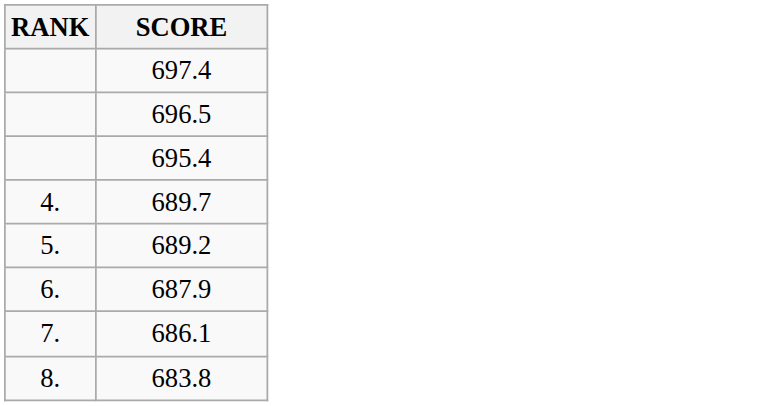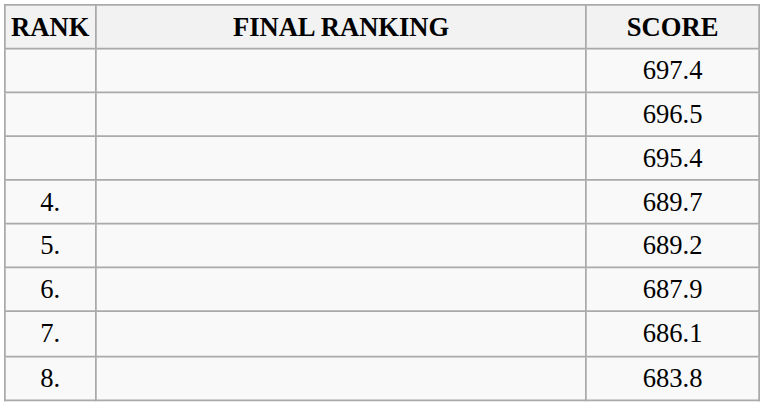+ column: (341, 26)
